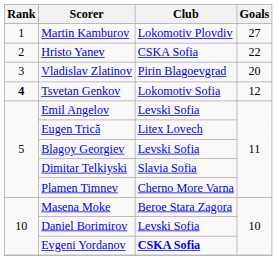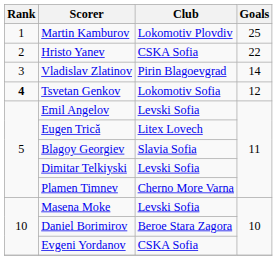(254, 33) 27 -> (254, 33) 25
(254, 71) 20 -> (254, 71) 14
(169, 149) Levski Sofia -> (167, 149) Slavia Sofia
(167, 168) Slavia Sofia -> (169, 168) Levski Sofia
(185, 206) Beroe Stara Zagora -> (169, 206) Levski Sofia
(169, 226) Levski Sofia -> (185, 226) Beroe Stara Zagora
(169, 245) bold -> (168, 245) normal
